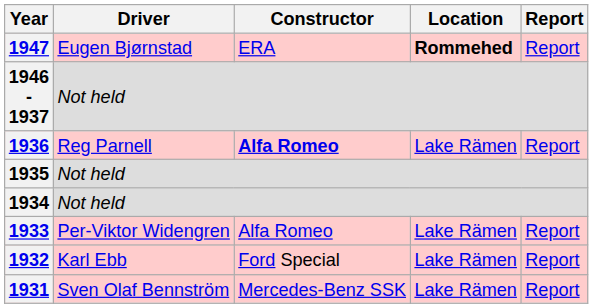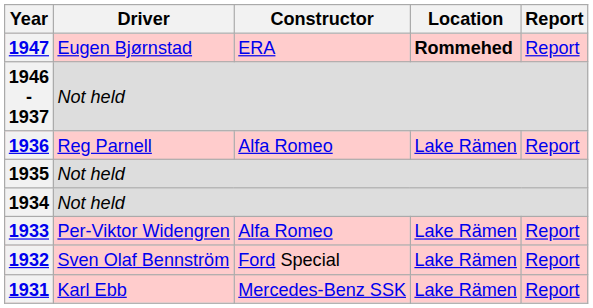(288, 145) bold -> (285, 145) normal
(92, 260) Karl Ebb -> (143, 260) Sven Olaf Bennström
(143, 289) Sven Olaf Bennström -> (92, 289) Karl Ebb
